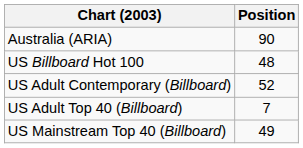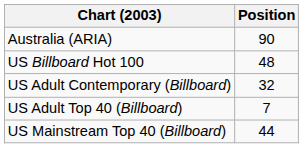(267, 85) 52 -> (267, 85) 32
(267, 131) 49 -> (267, 131) 44
